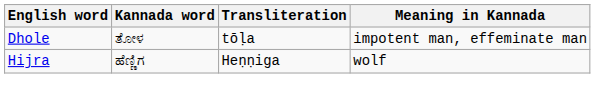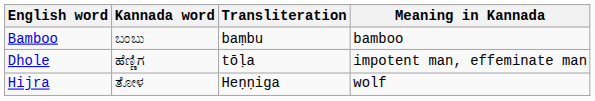+ row: (33, 39)
(129, 39) ತೋಳ -> (130, 61) ಹೆಣ್ಣಿಗ
(130, 61) ಹೆಣ್ಣಿಗ -> (129, 84) ತೋಳ
